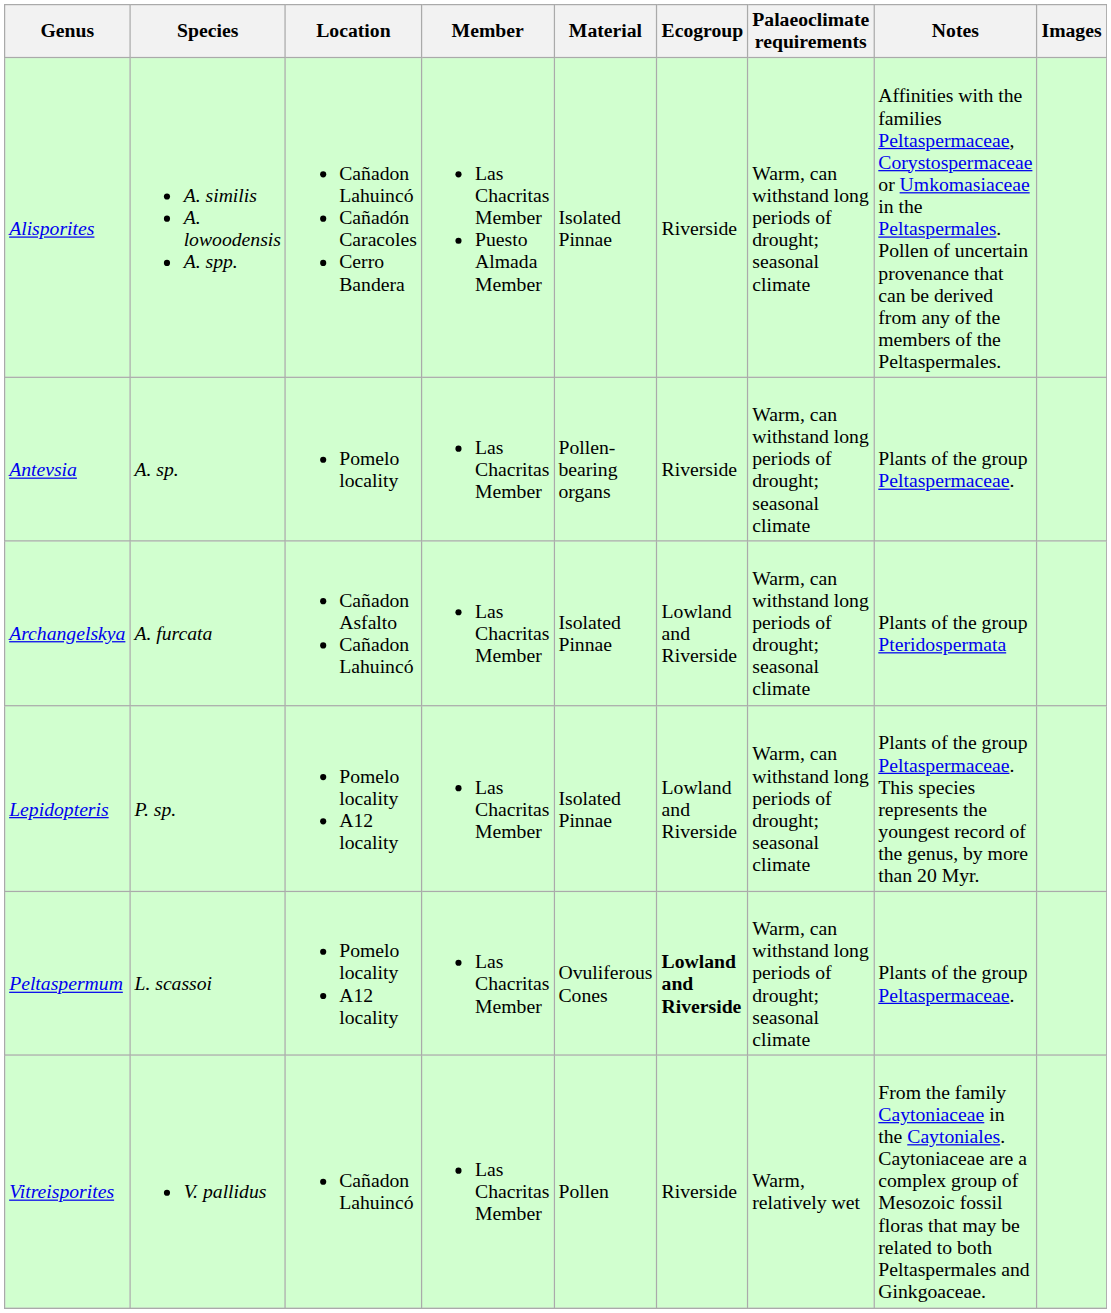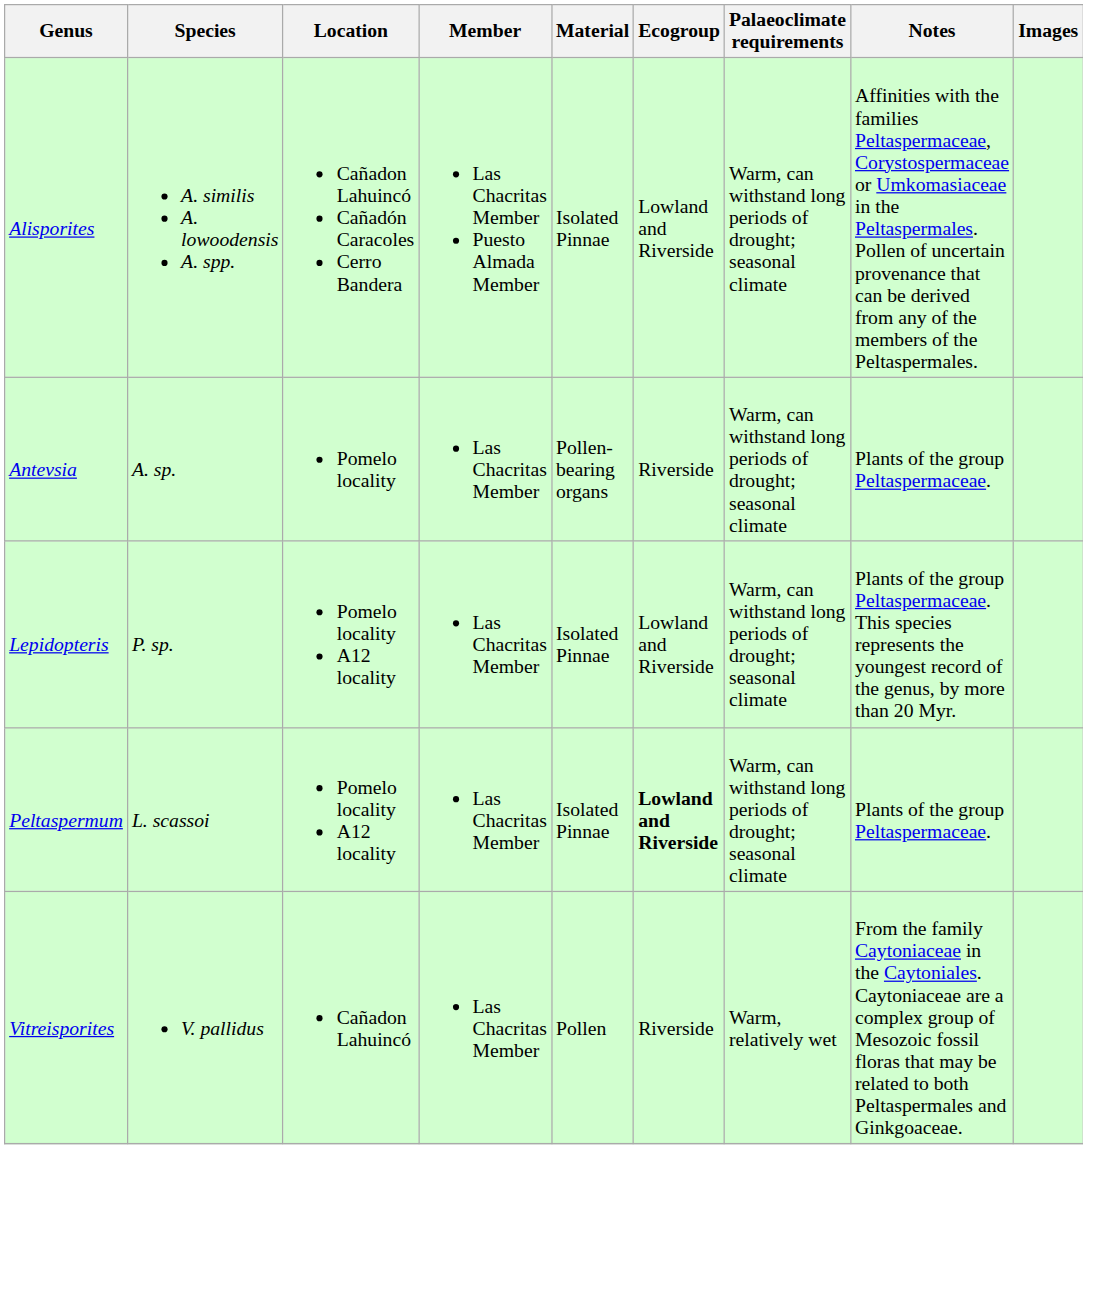(699, 228) Riverside -> (676, 228) Lowland and Riverside
- row: (67, 634)
(605, 984) Ovuliferous Cones -> (587, 820) Isolated Pinnae
